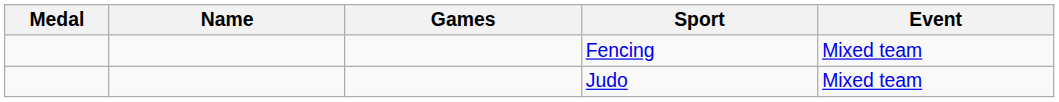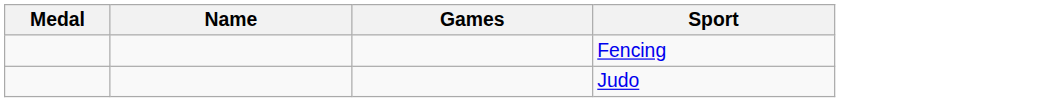- column: (936, 19)
